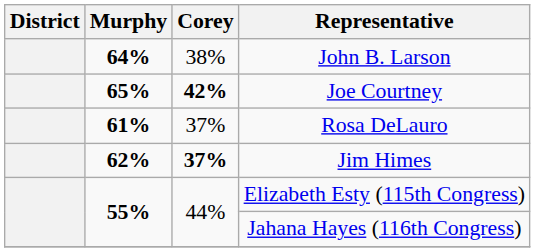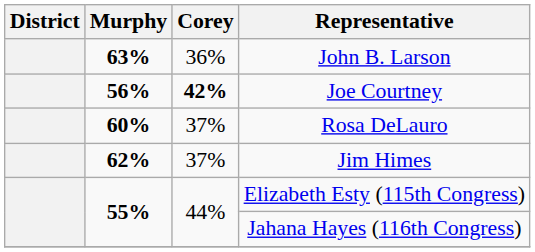(129, 56) 64% -> (129, 56) 63%
(205, 56) 38% -> (205, 56) 36%
(129, 90) 65% -> (129, 90) 56%
(129, 125) 61% -> (129, 125) 60%
(205, 159) bold -> (205, 159) normal
